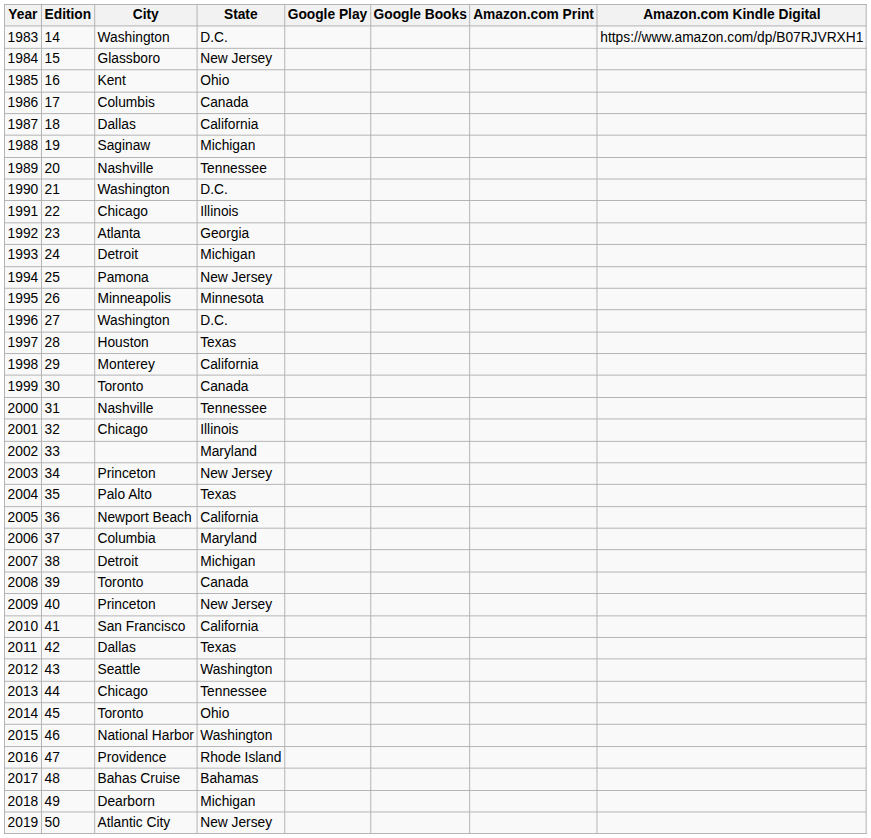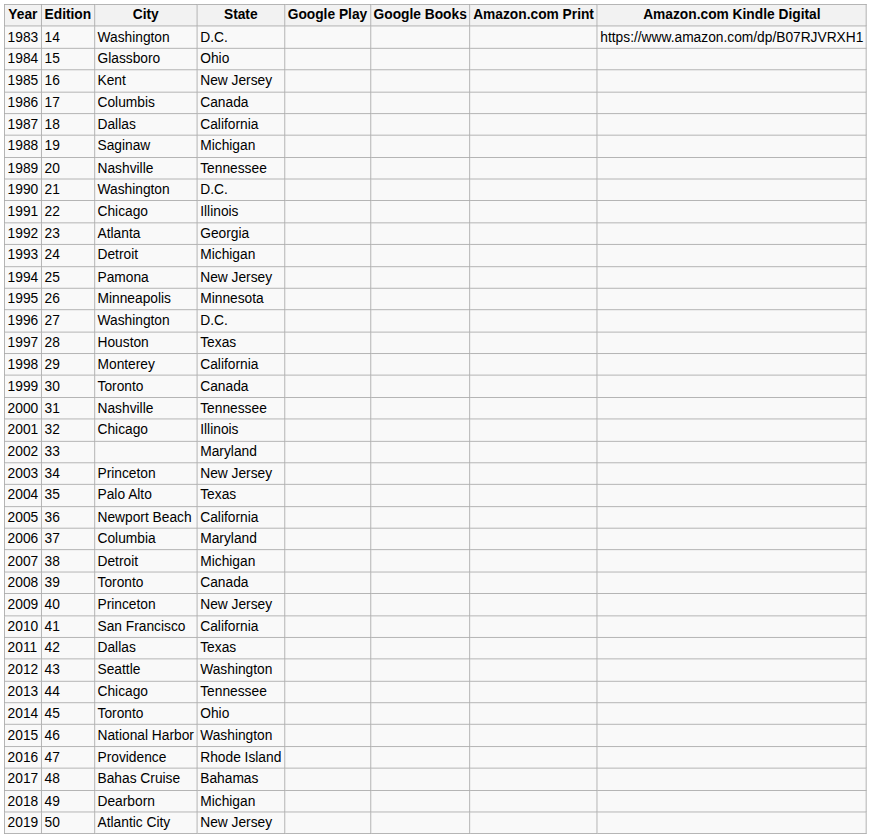(236, 59) New Jersey -> (215, 59) Ohio
(215, 80) Ohio -> (236, 80) New Jersey
